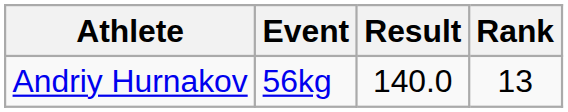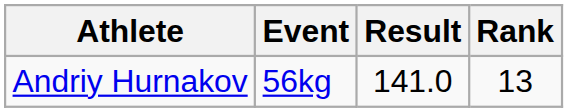(413, 81) 140.0 -> (413, 81) 141.0
